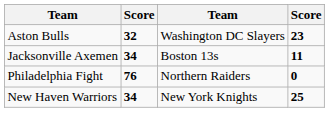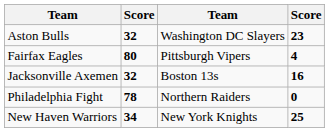+ row: (45, 55)
(130, 55) 34 -> (130, 76) 32
(297, 55) 11 -> (297, 76) 16
(130, 76) 76 -> (130, 96) 78
